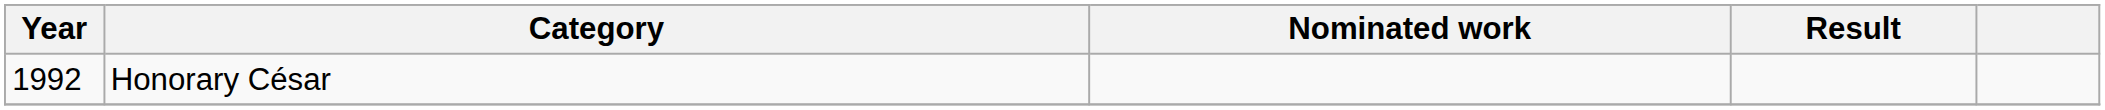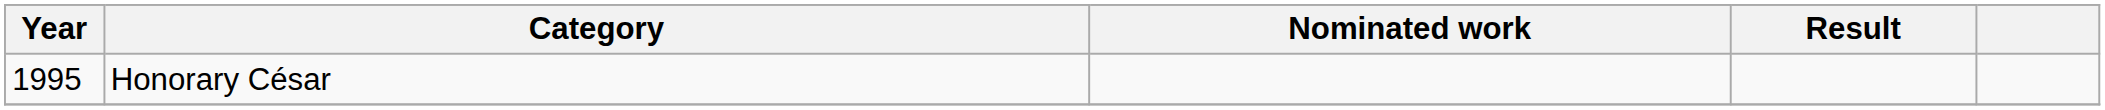(47, 78) 1992 -> (47, 78) 1995
